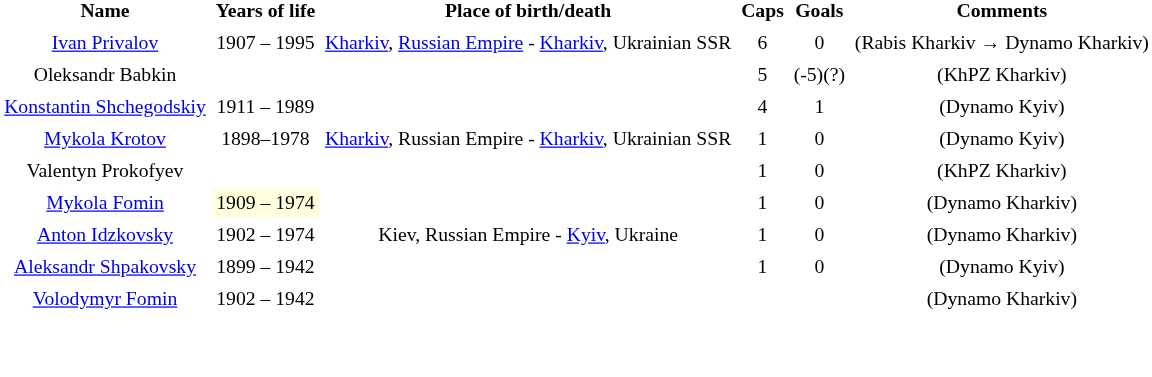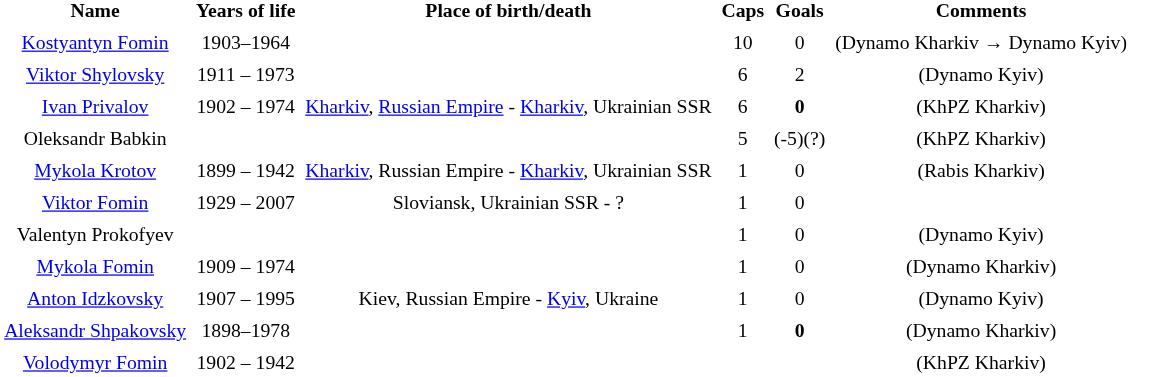+ row: (95, 43)
+ row: (95, 75)
(265, 43) 1907 – 1995 -> (246, 107) 1902 – 1974
(819, 43) normal -> (800, 107) bold
(1002, 43) (Rabis Kharkiv → Dynamo Kharkiv) -> (981, 107) (KhPZ Kharkiv)
- row: (105, 107)
(265, 139) 1898–1978 -> (246, 171) 1899 – 1942
(1002, 139) (Dynamo Kyiv) -> (981, 171) (Rabis Kharkiv)
+ row: (95, 202)
(1002, 171) (KhPZ Kharkiv) -> (981, 234) (Dynamo Kyiv)
(265, 202) lightyellow background -> (246, 266) no background
(265, 234) 1902 – 1974 -> (246, 298) 1907 – 1995
(1002, 234) (Dynamo Kharkiv) -> (981, 298) (Dynamo Kyiv)
(265, 266) 1899 – 1942 -> (246, 330) 1898–1978
(819, 266) normal -> (800, 330) bold
(1002, 266) (Dynamo Kyiv) -> (981, 330) (Dynamo Kharkiv)
(1002, 298) (Dynamo Kharkiv) -> (981, 362) (KhPZ Kharkiv)
